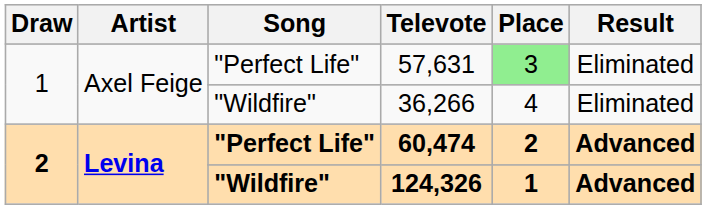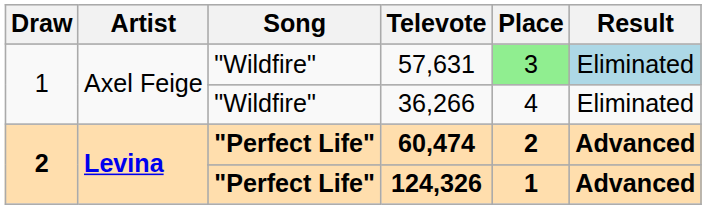(287, 64) "Perfect Life" -> (265, 64) "Wildfire"
(635, 64) no background -> (635, 64) lightblue background
(272, 183) "Wildfire" -> (295, 183) "Perfect Life"
